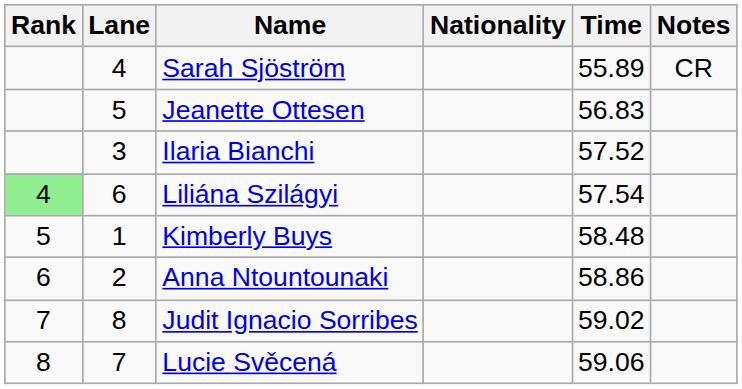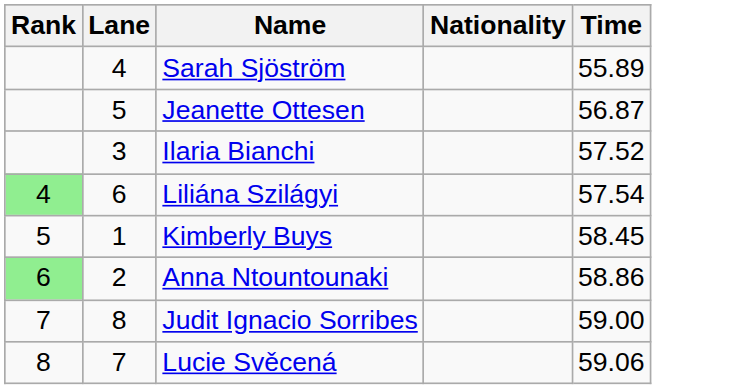- column: (694, 25)
(611, 109) 56.83 -> (611, 109) 56.87
(611, 236) 58.48 -> (611, 236) 58.45
(43, 278) no background -> (43, 278) lightgreen background
(611, 320) 59.02 -> (611, 320) 59.00
